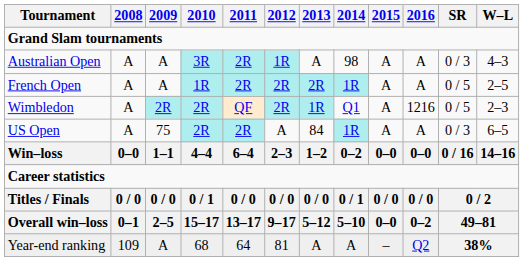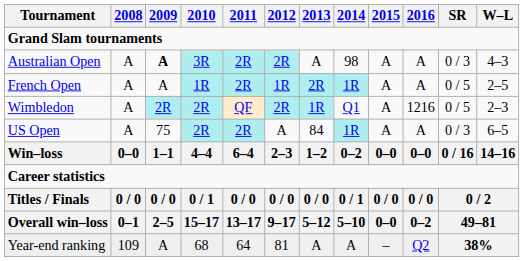(163, 61) normal -> (163, 61) bold
(282, 61) 1R -> (282, 61) 2R
(282, 84) 2R -> (282, 84) 1R
